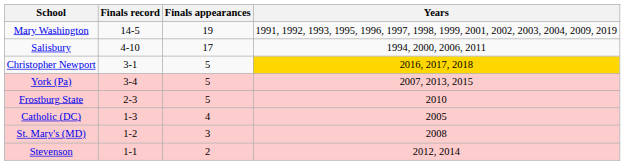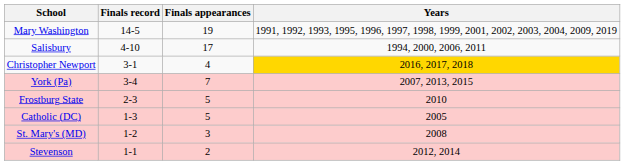(208, 65) 5 -> (208, 65) 4
(208, 82) 5 -> (208, 82) 7
(208, 117) 4 -> (208, 117) 5
